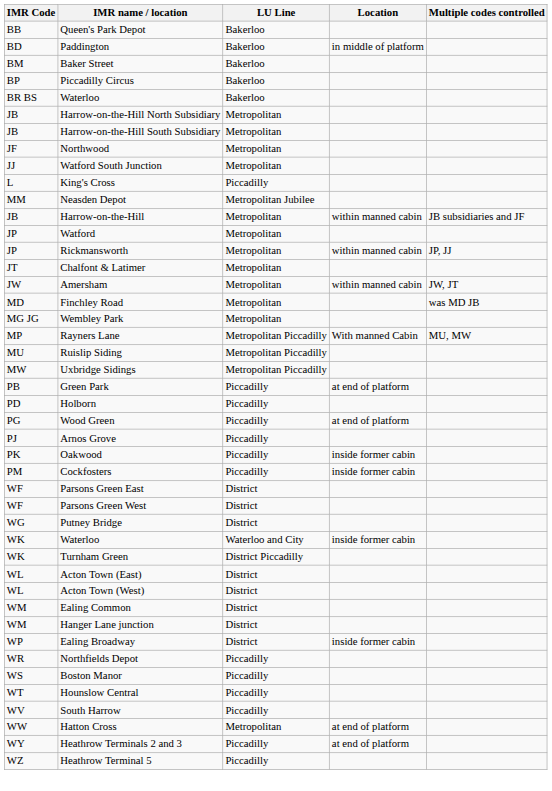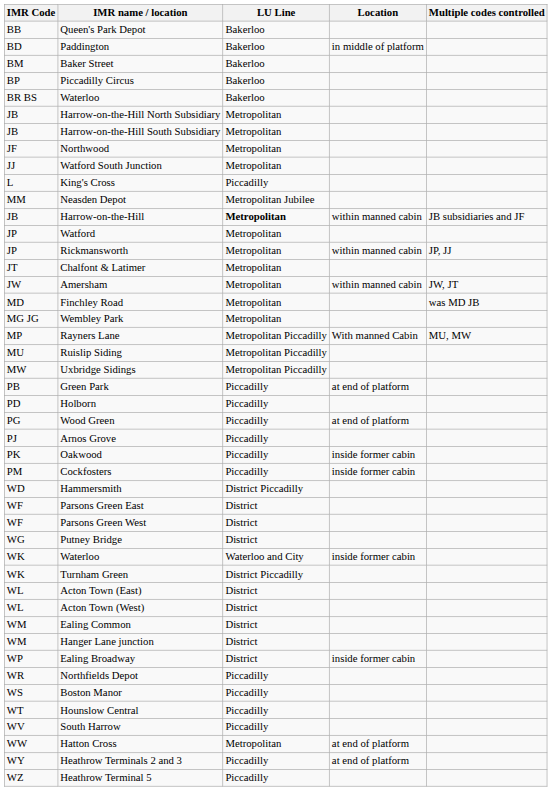(253, 217) normal -> (256, 217) bold
+ row: (16, 489)
